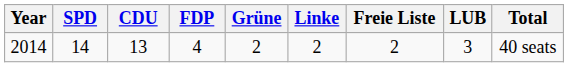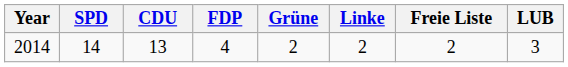- column: (528, 18)
